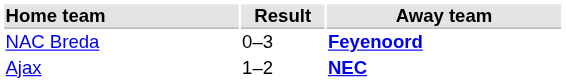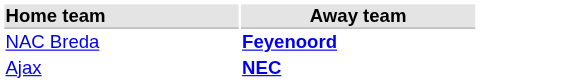- column: (283, 15)
